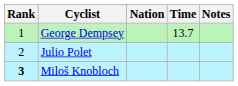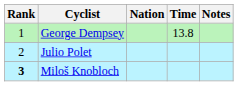(183, 33) 13.7 -> (183, 33) 13.8
